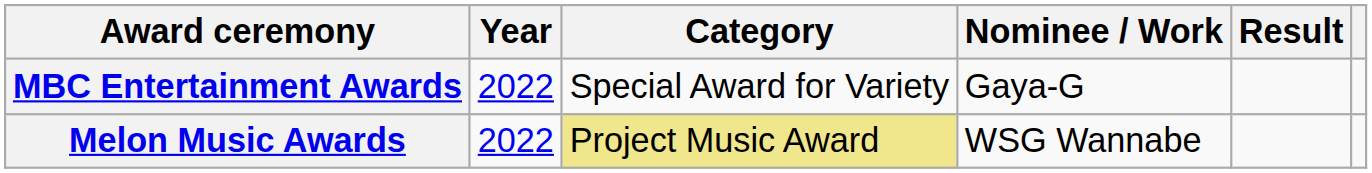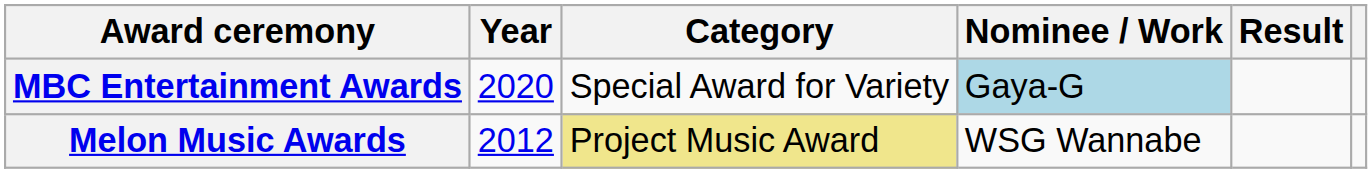(516, 85) 2022 -> (516, 85) 2020
(1025, 85) no background -> (1025, 85) lightblue background
(516, 140) 2022 -> (516, 140) 2012
